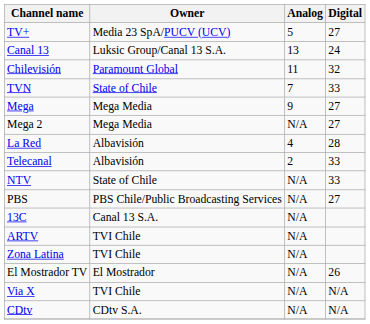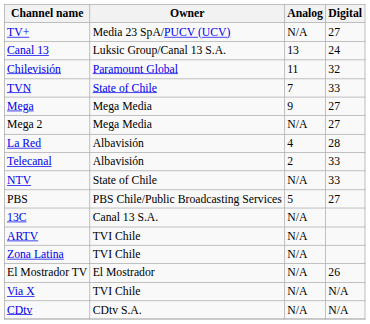(290, 32) 5 -> (297, 32) N/A
(297, 198) N/A -> (290, 198) 5
